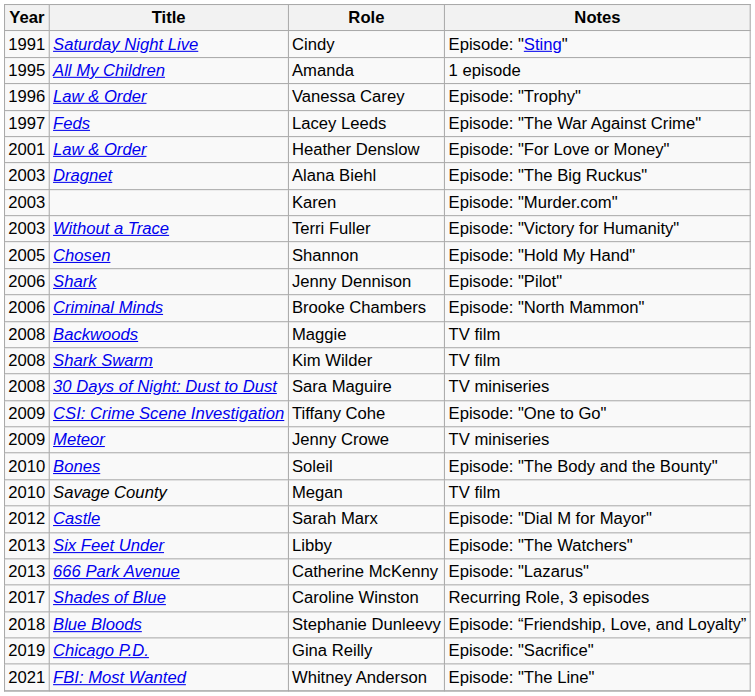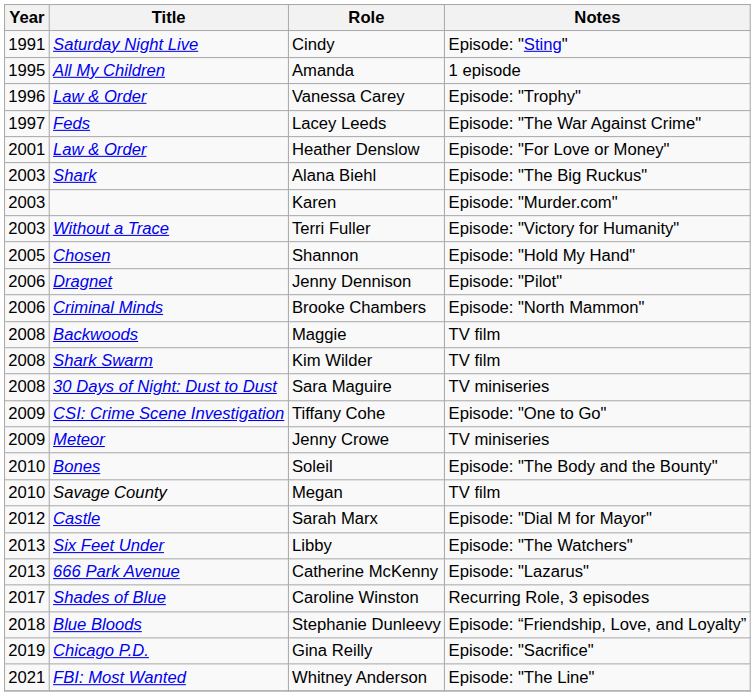(83, 176) Dragnet -> (75, 176) Shark
(75, 281) Shark -> (83, 281) Dragnet
